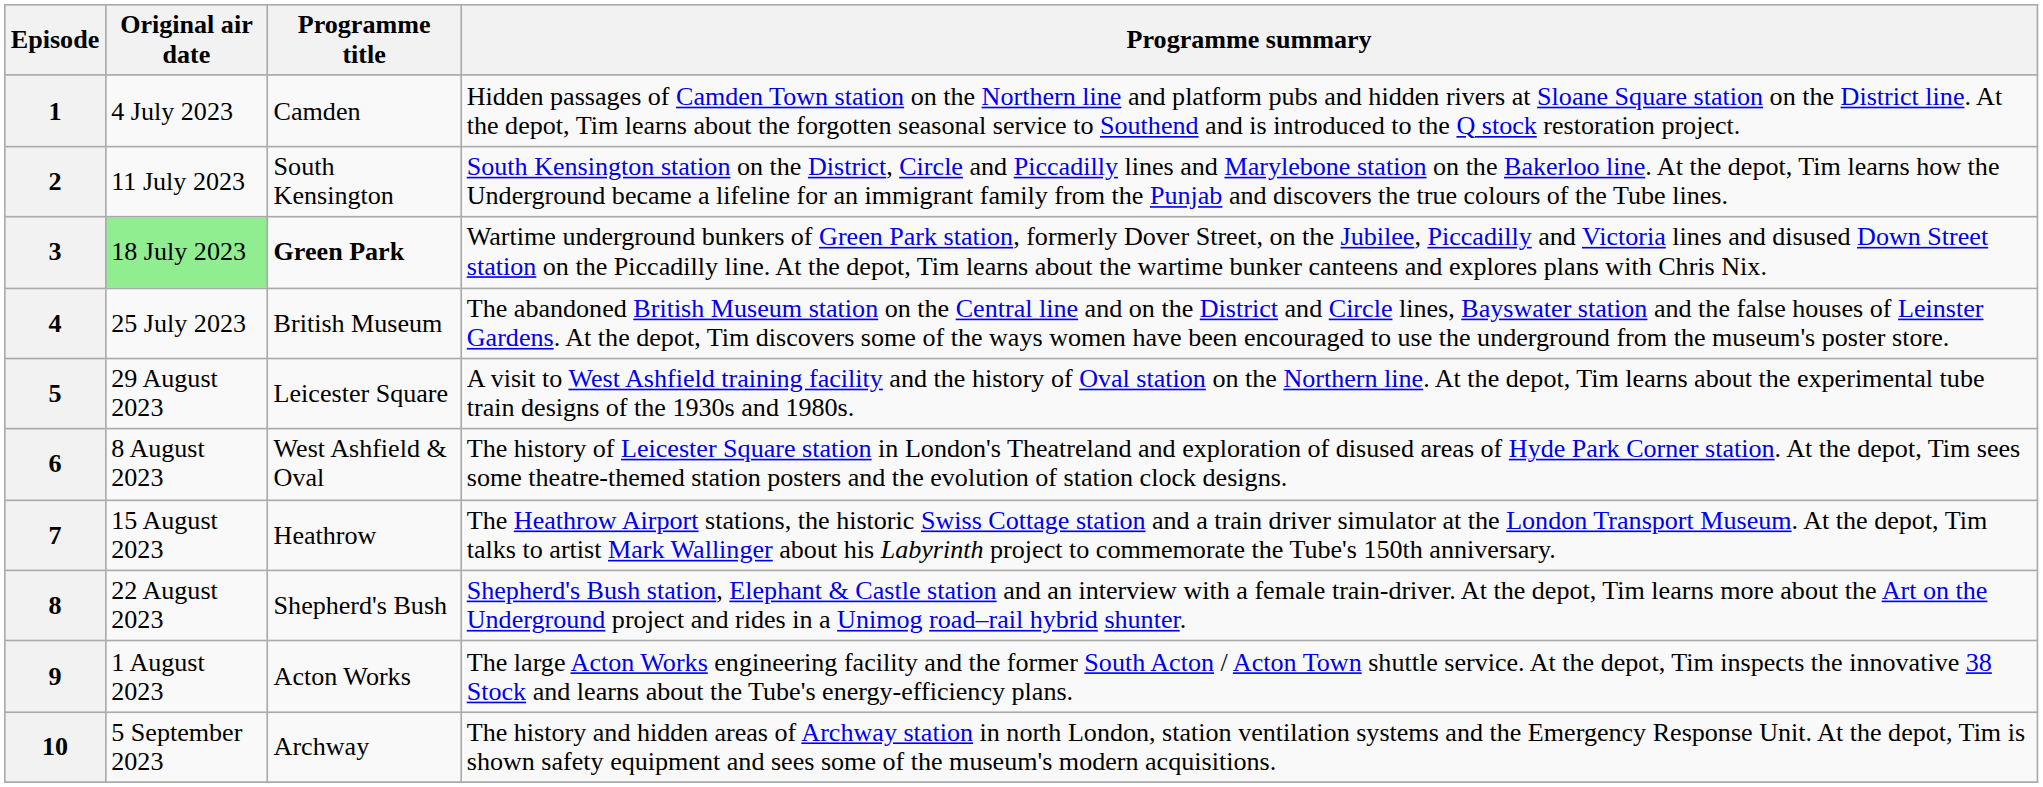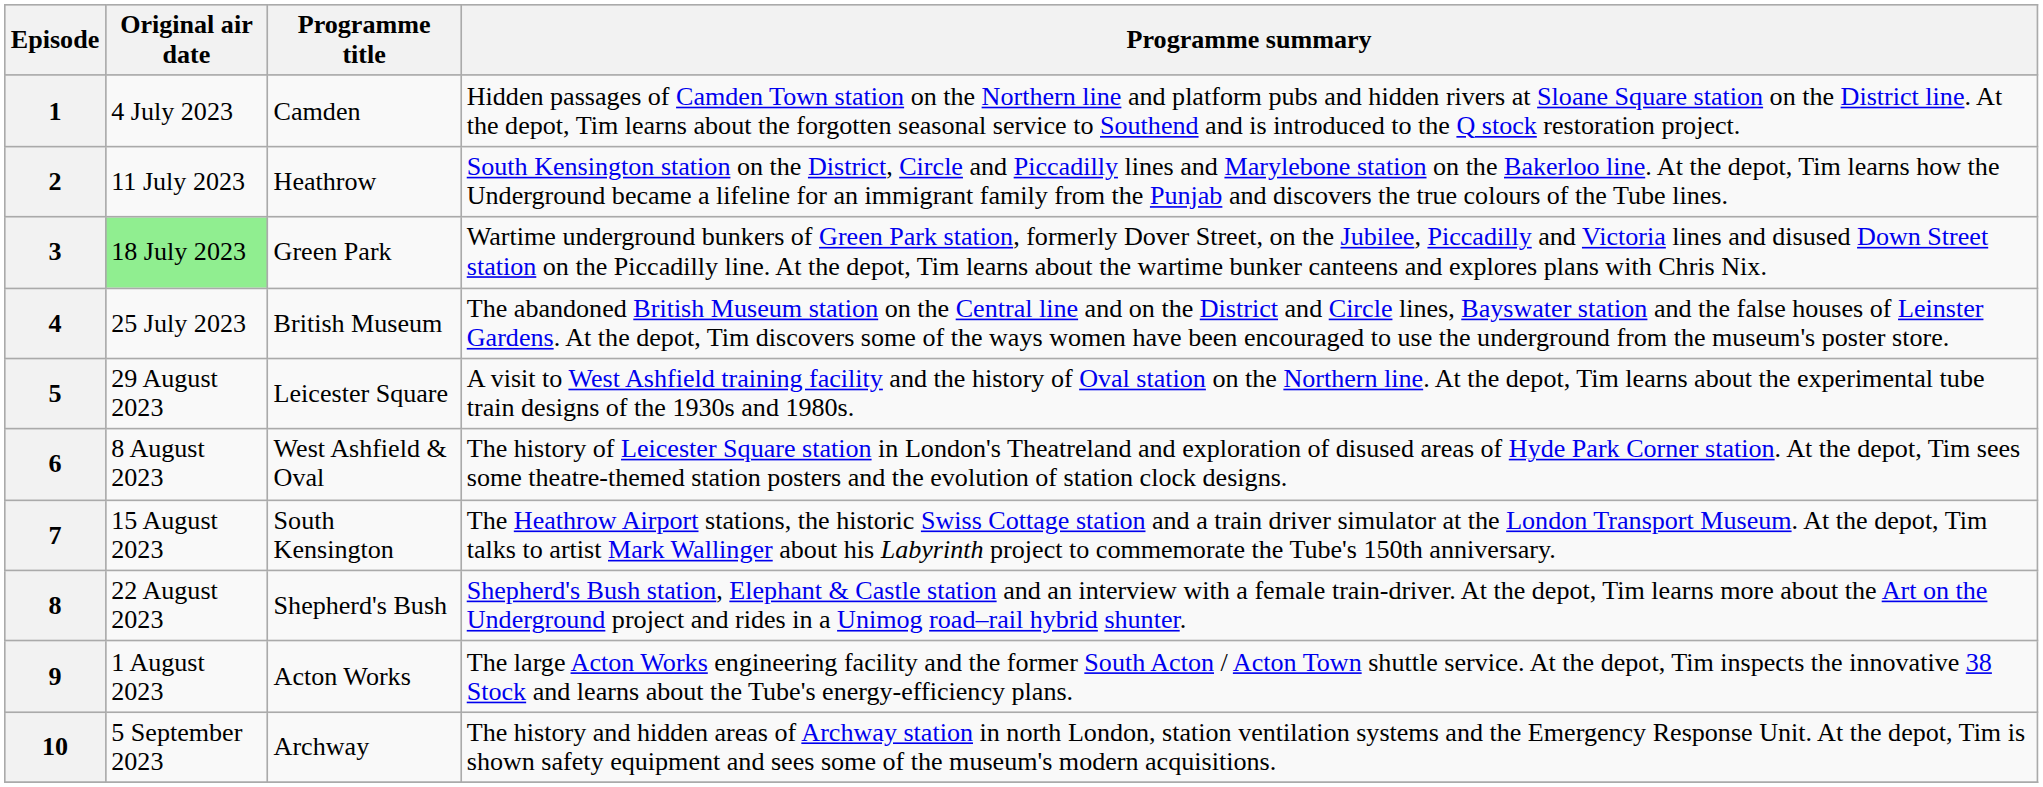(334, 181) South Kensington -> (325, 181) Heathrow
(339, 251) bold -> (333, 251) normal
(325, 534) Heathrow -> (334, 534) South Kensington
